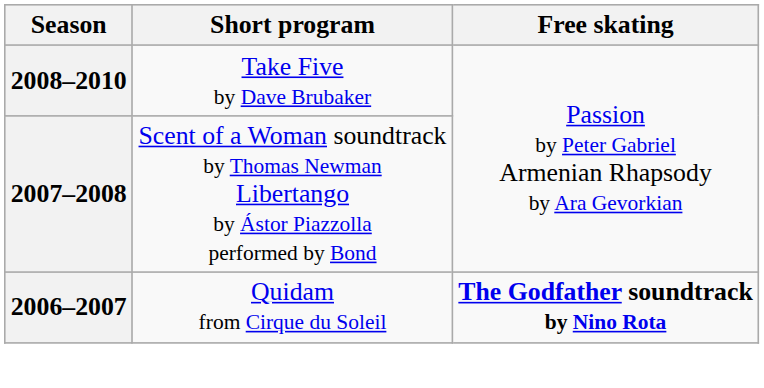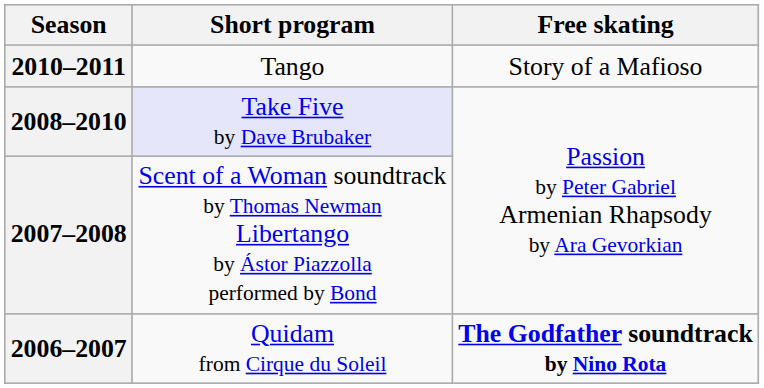+ row: (69, 65)
(292, 80) no background -> (292, 121) lavender background
